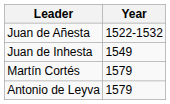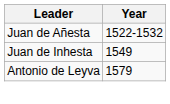- row: (43, 71)
